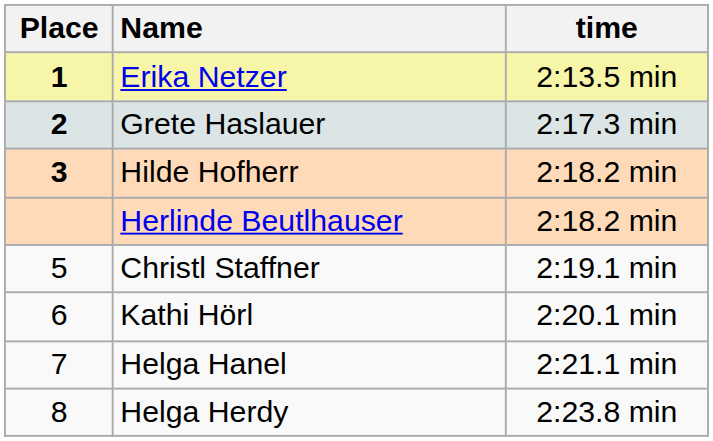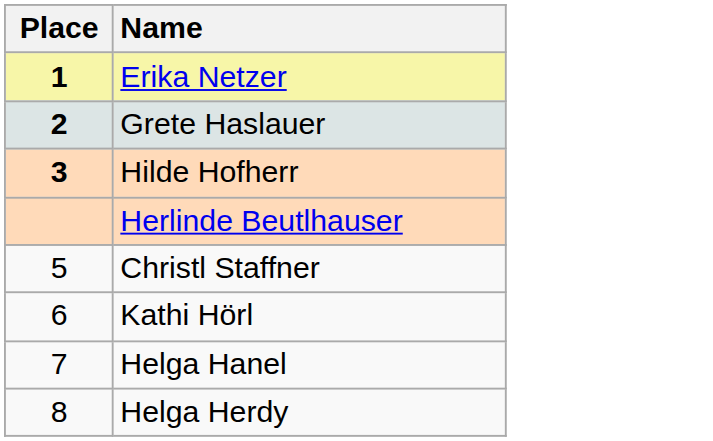- column: (607, 28)
